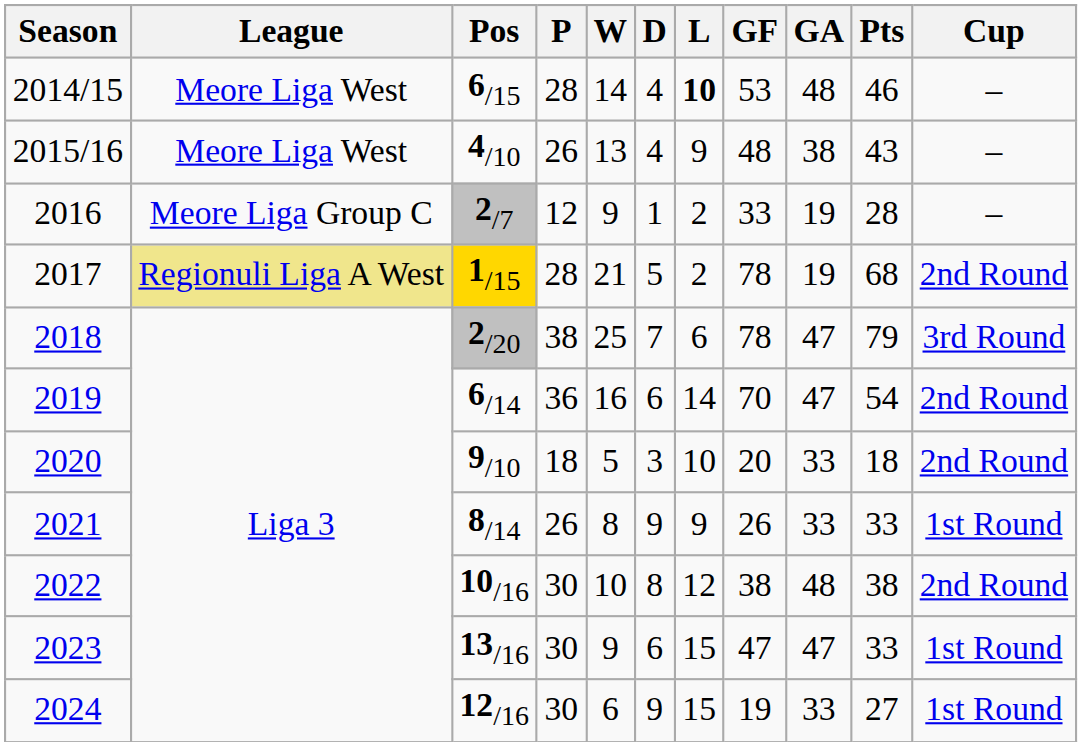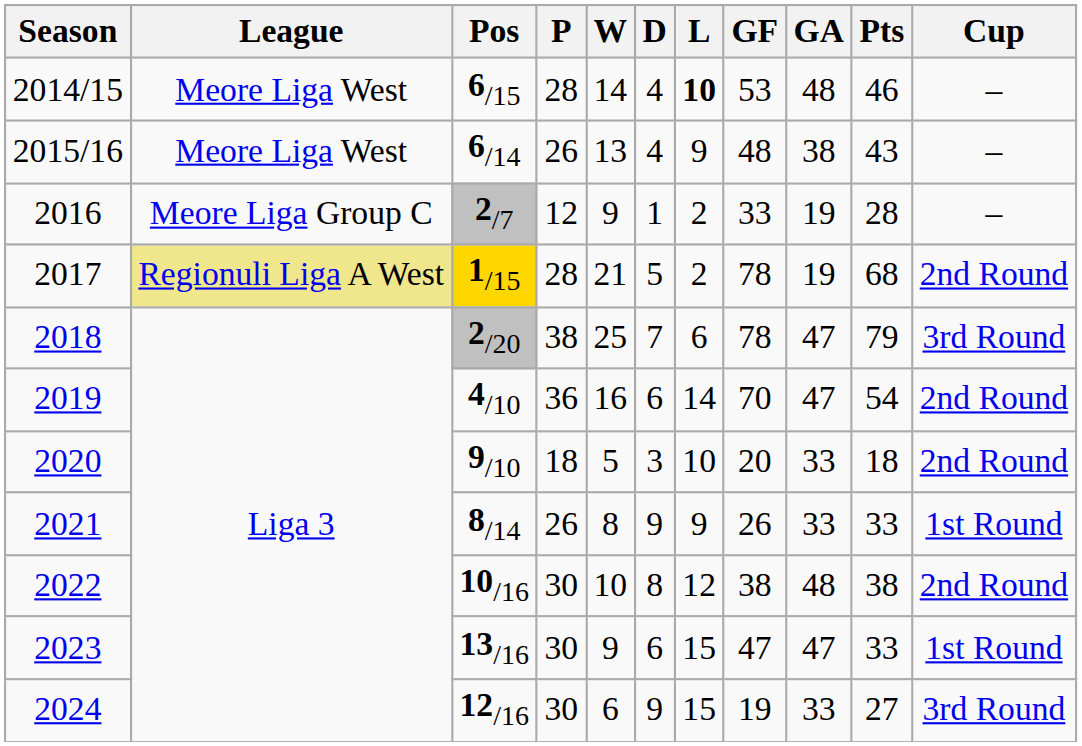(494, 150) 4/10 -> (494, 150) 6/14
(494, 399) 6/14 -> (494, 399) 4/10
(994, 709) 1st Round -> (994, 709) 3rd Round
